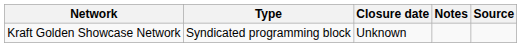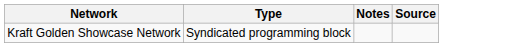- column: (393, 14)
